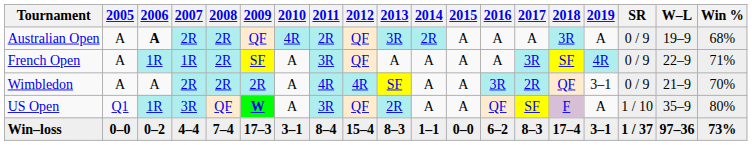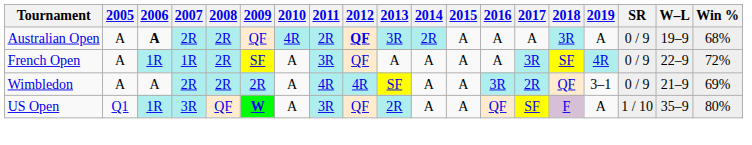(360, 38) normal -> (360, 38) bold
(722, 60) 71% -> (718, 60) 72%
(722, 83) 70% -> (718, 83) 69%
- row: (35, 128)
